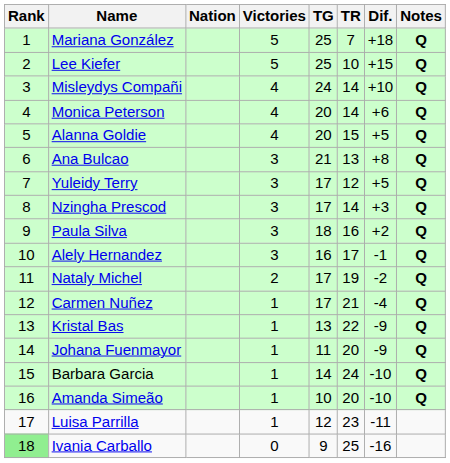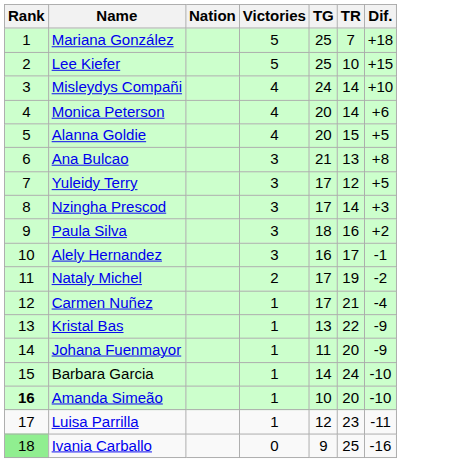- column: (421, 16)
(26, 398) normal -> (26, 398) bold
